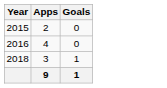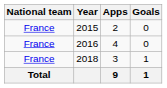+ column: (39, 12)
